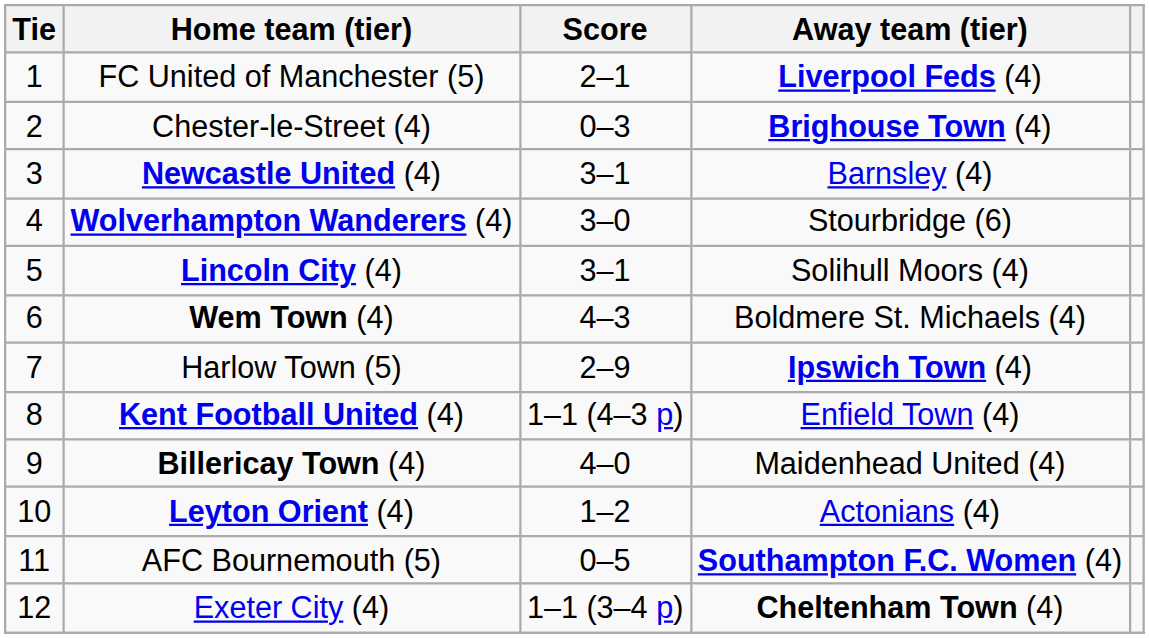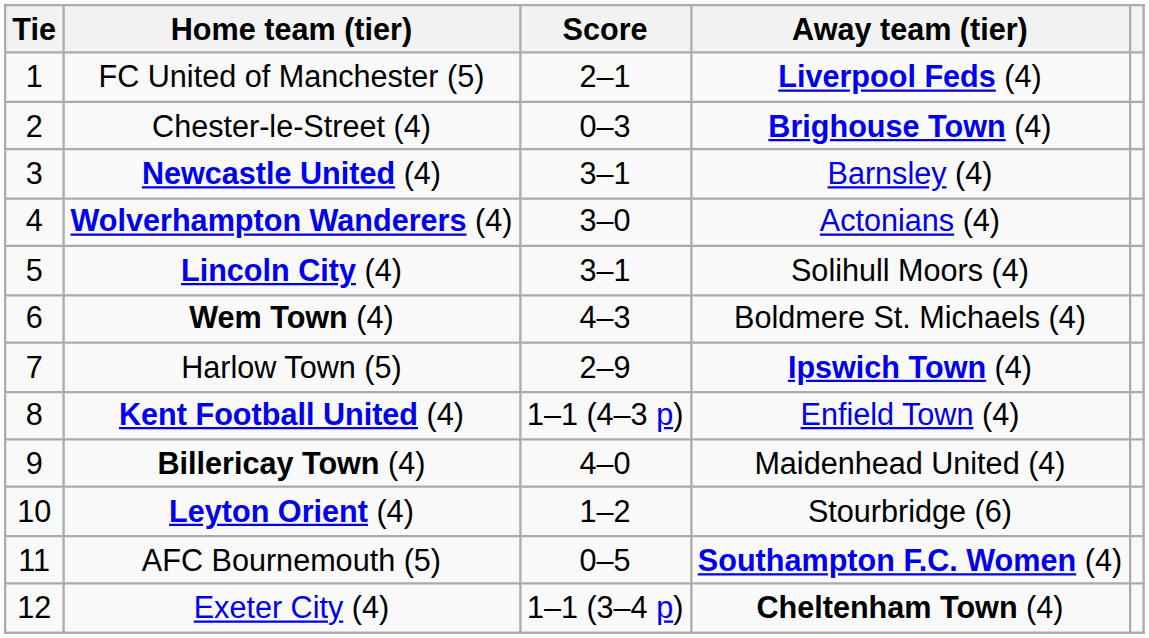(910, 222) Stourbridge (6) -> (910, 222) Actonians (4)
(910, 511) Actonians (4) -> (910, 511) Stourbridge (6)
